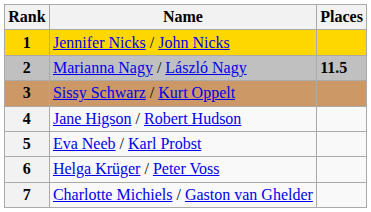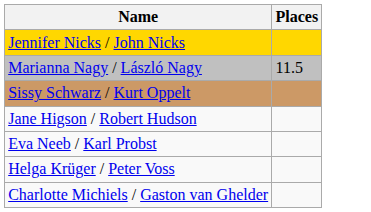- column: (27, 17)
(334, 67) bold -> (289, 67) normal
